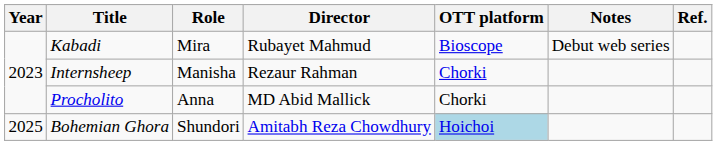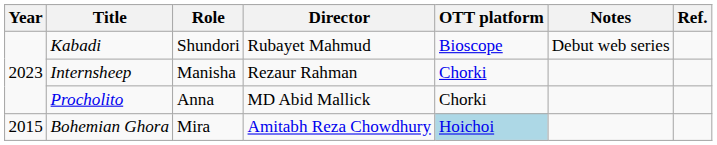(194, 45) Mira -> (208, 45) Shundori
(26, 126) 2025 -> (26, 126) 2015
(208, 126) Shundori -> (194, 126) Mira
